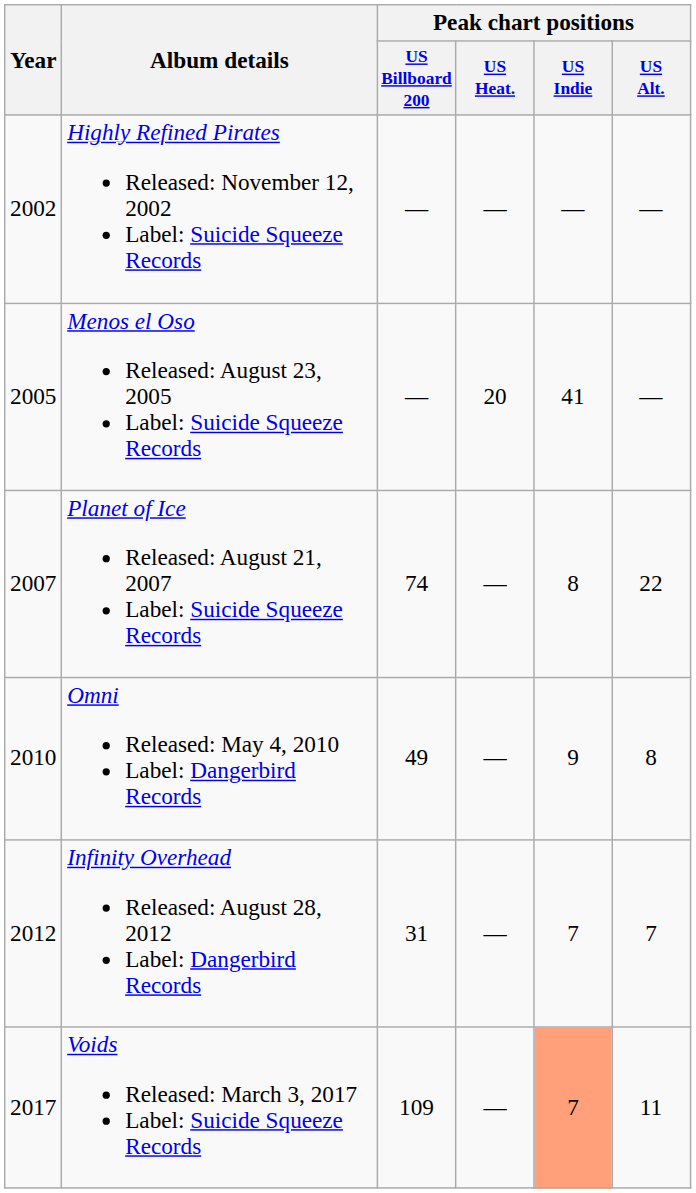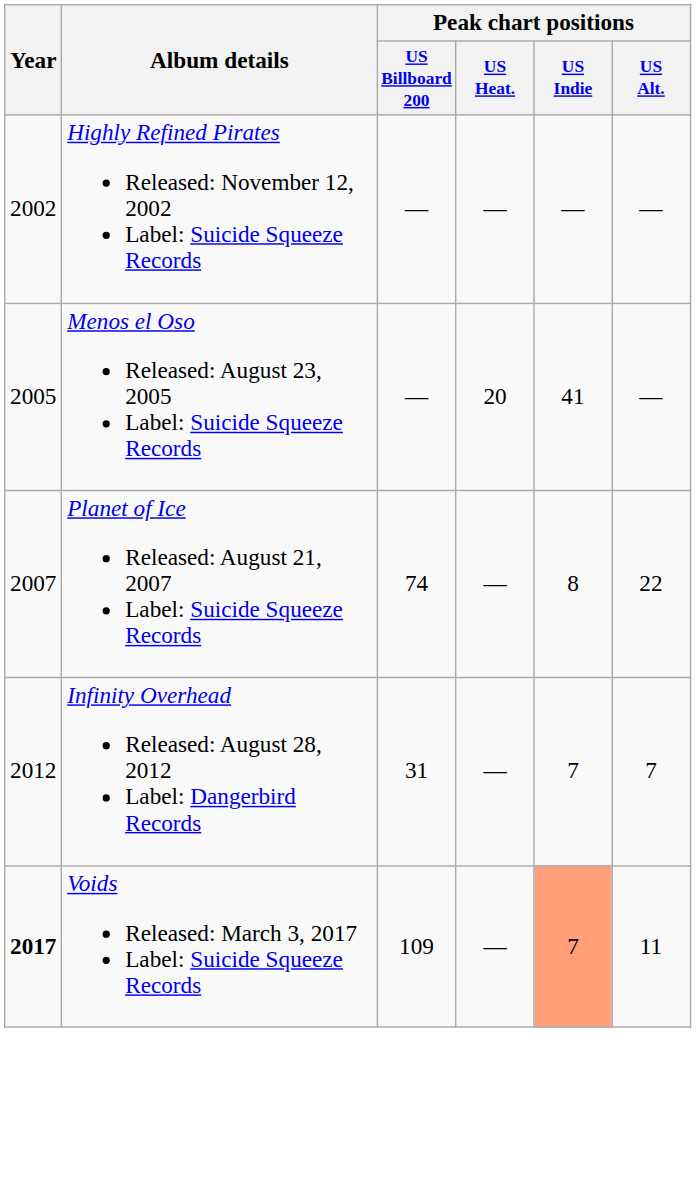- row: (219, 747)
(33, 1107) normal -> (33, 946) bold
